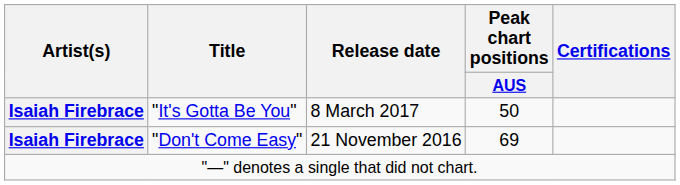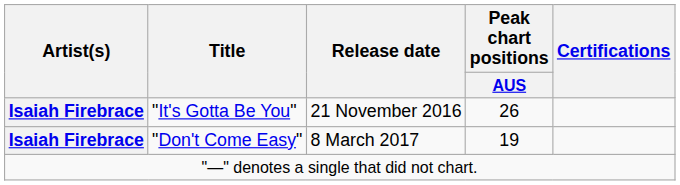(365, 111) 8 March 2017 -> (386, 111) 21 November 2016
(509, 111) 50 -> (509, 111) 26
(386, 140) 21 November 2016 -> (365, 140) 8 March 2017
(509, 140) 69 -> (509, 140) 19
